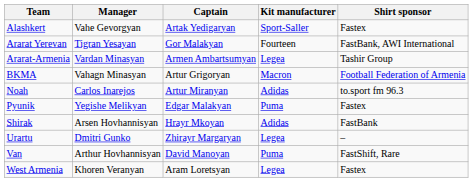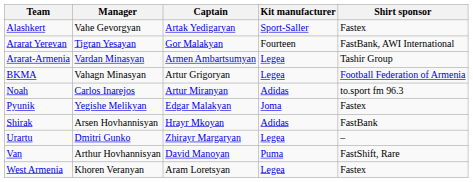(276, 75) Macron -> (273, 75) Legea
(272, 106) Puma -> (271, 106) Joma
